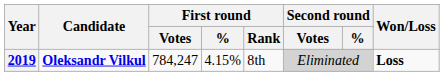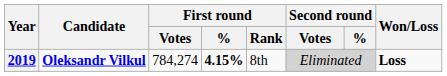(175, 60) 784,247 -> (175, 60) 784,274
(223, 60) normal -> (224, 60) bold
